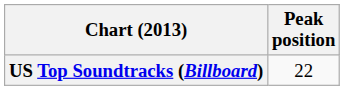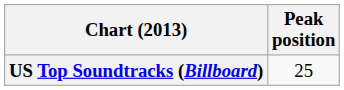(304, 70) 22 -> (304, 70) 25
